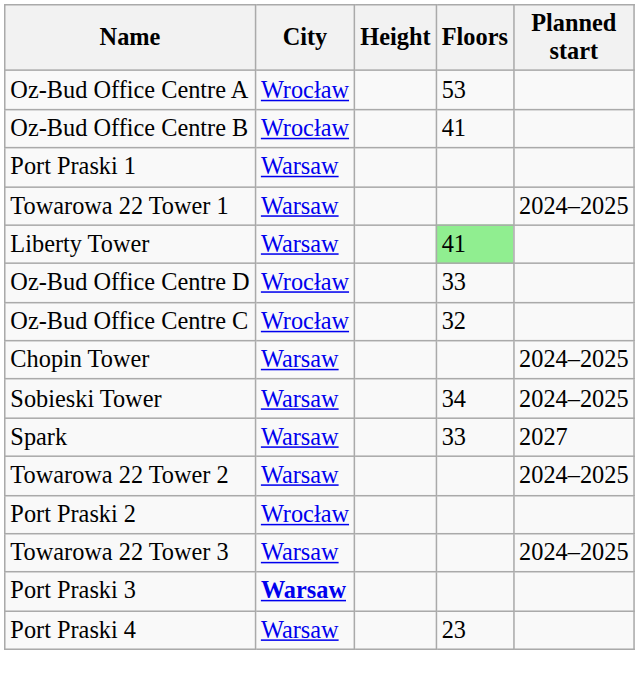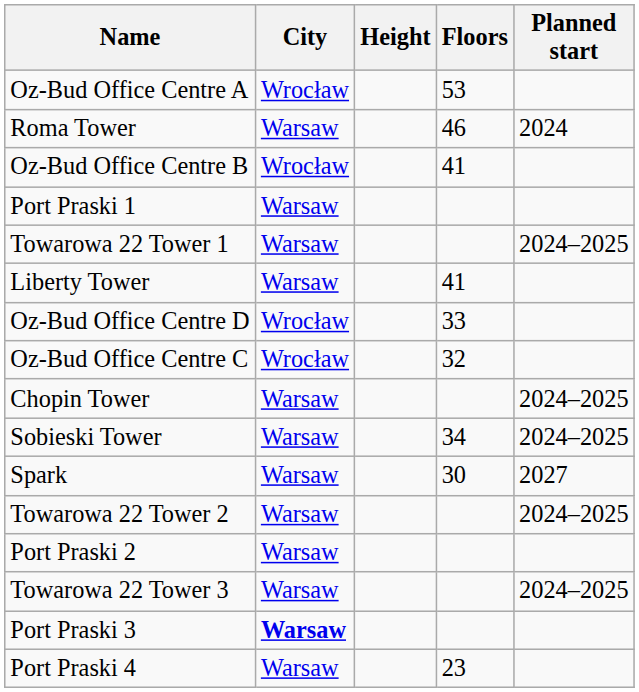+ row: (73, 128)
(454, 243) lightgreen background -> (454, 282) no background
(454, 436) 33 -> (454, 475) 30
(305, 513) Wrocław -> (300, 552) Warsaw
